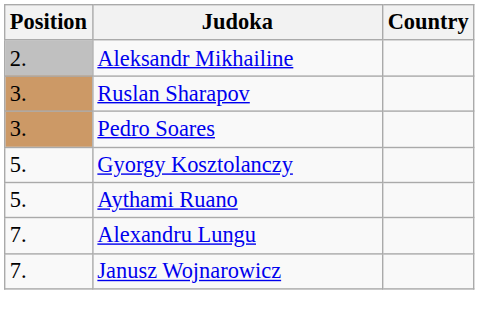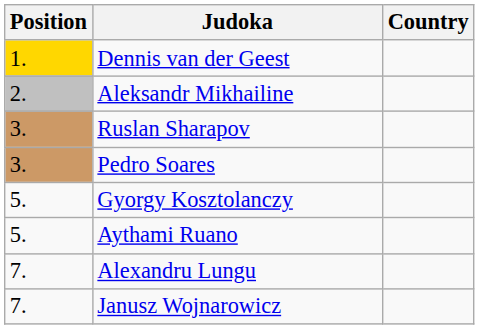+ row: (193, 57)
